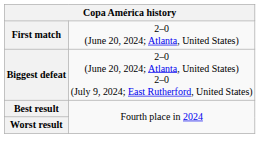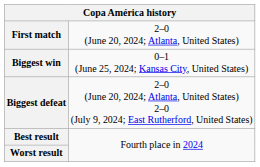+ row: (36, 63)
